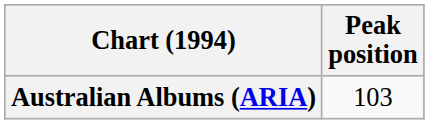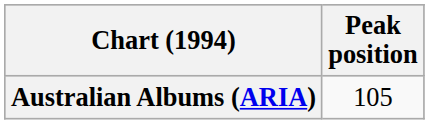(373, 97) 103 -> (373, 97) 105
